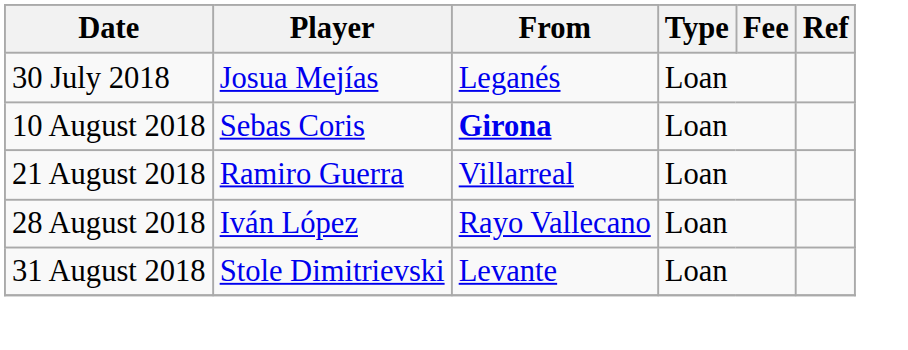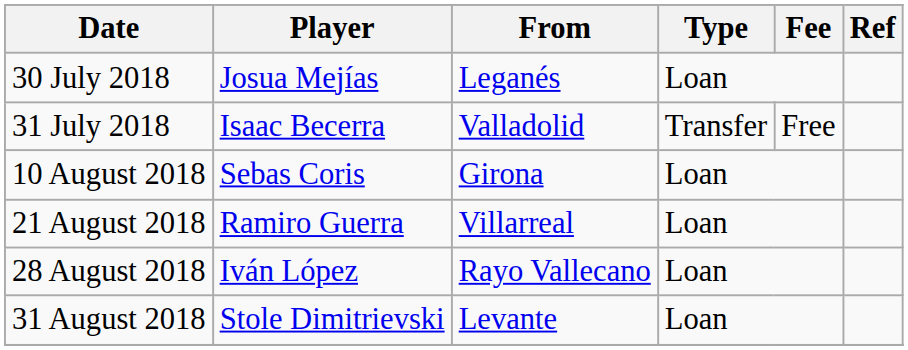+ row: (91, 125)
(505, 125) bold -> (501, 174) normal
